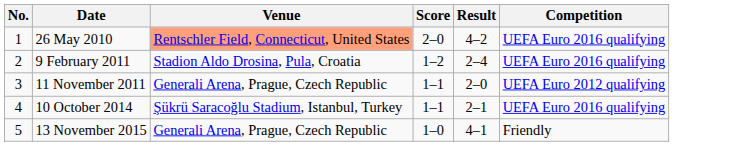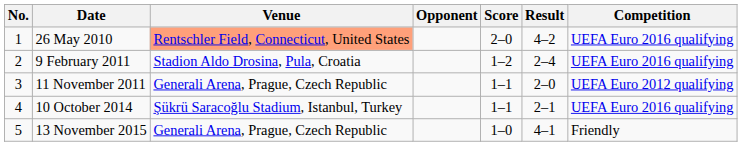+ column: (447, 15)
